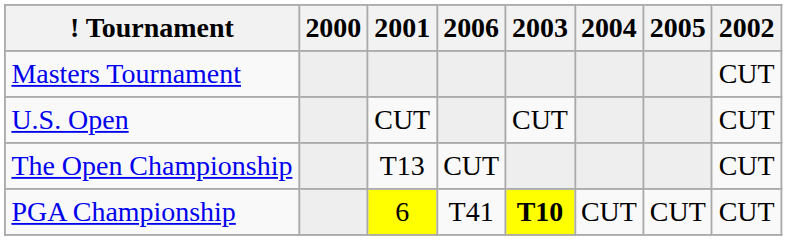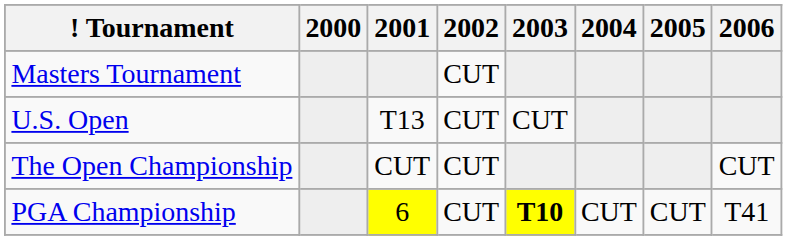columns swapped: (747, 27) <-> (471, 27)
(402, 119) CUT -> (402, 119) T13
(402, 166) T13 -> (402, 166) CUT
